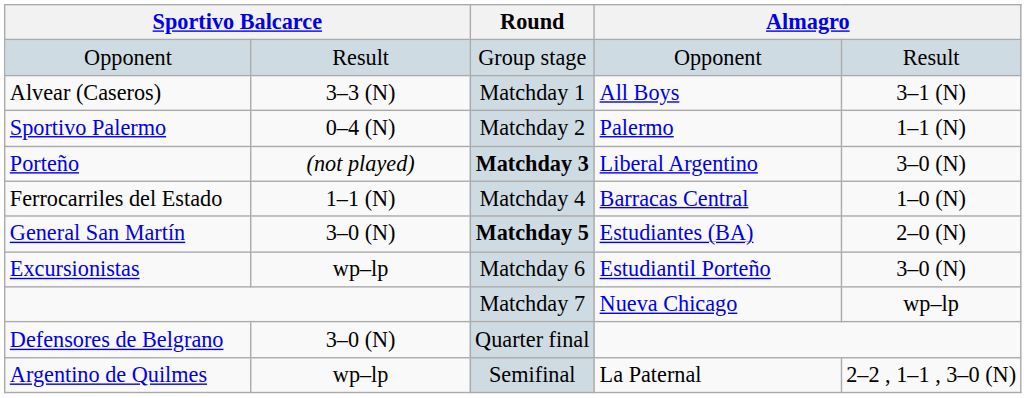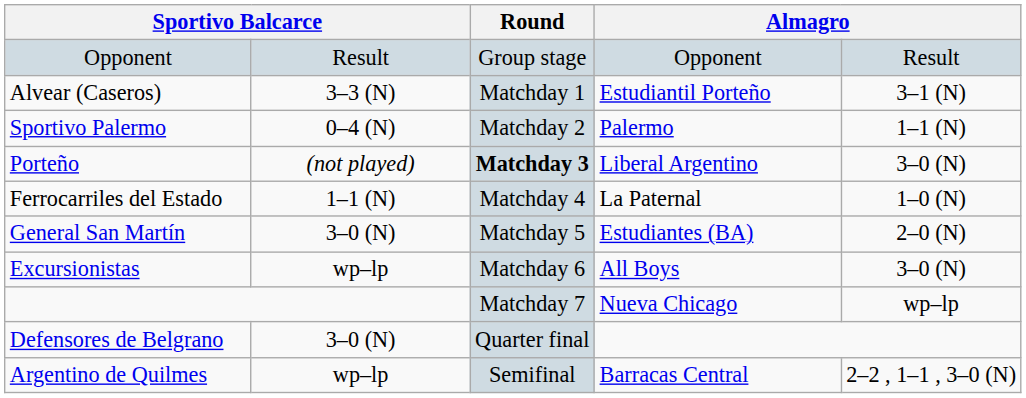(639, 92) All Boys -> (685, 92) Estudiantil Porteño
(674, 198) Barracas Central -> (651, 198) La Paternal
(532, 233) bold -> (532, 233) normal
(685, 269) Estudiantil Porteño -> (639, 269) All Boys
(651, 374) La Paternal -> (674, 374) Barracas Central
